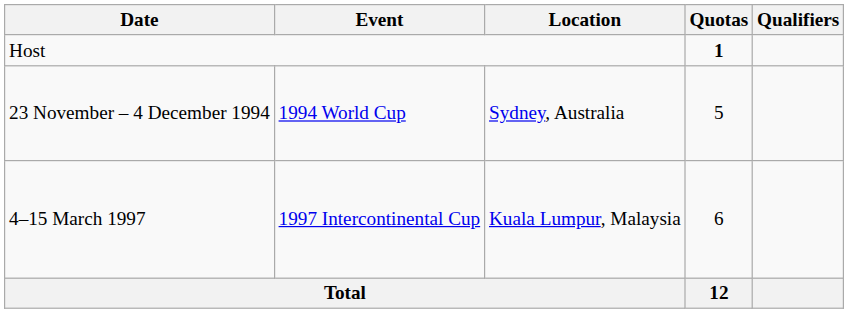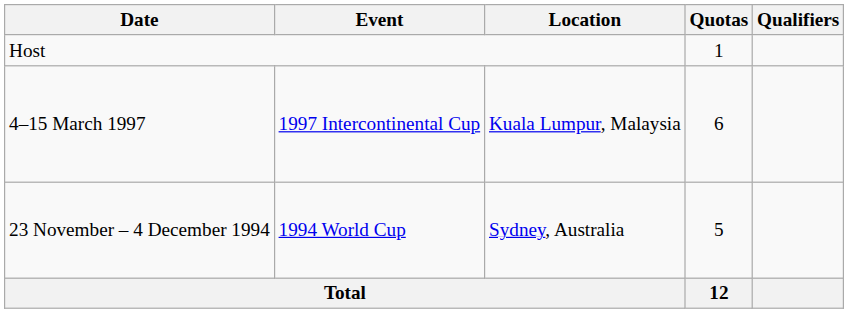(719, 50) bold -> (719, 50) normal
rows swapped: (139, 113) <-> (77, 219)
